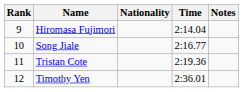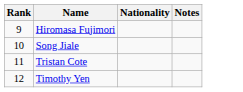- column: (190, 12)
